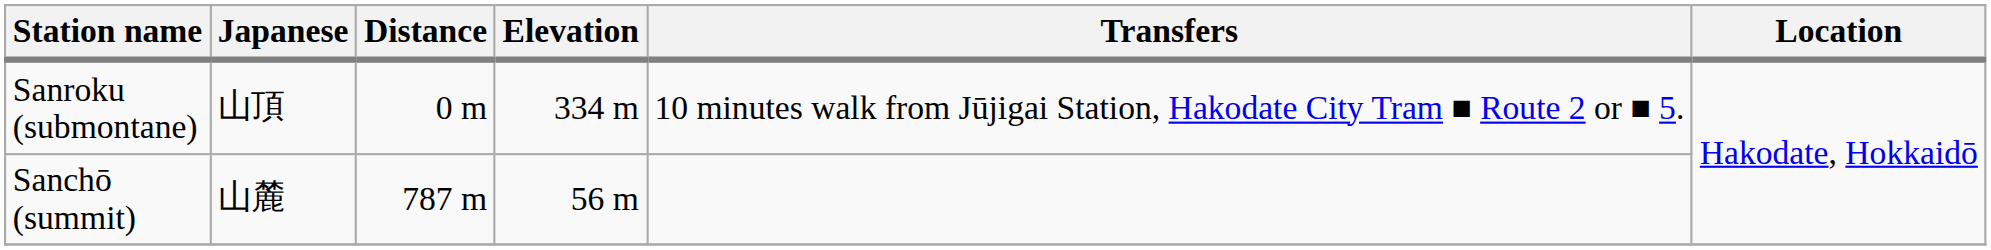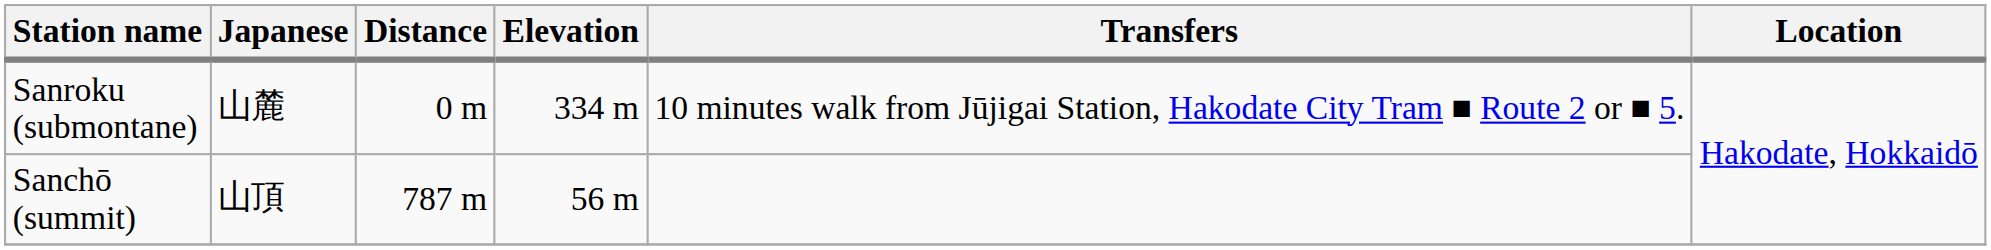(251, 106) 山頂 -> (251, 106) 山麓
(251, 197) 山麓 -> (251, 197) 山頂
